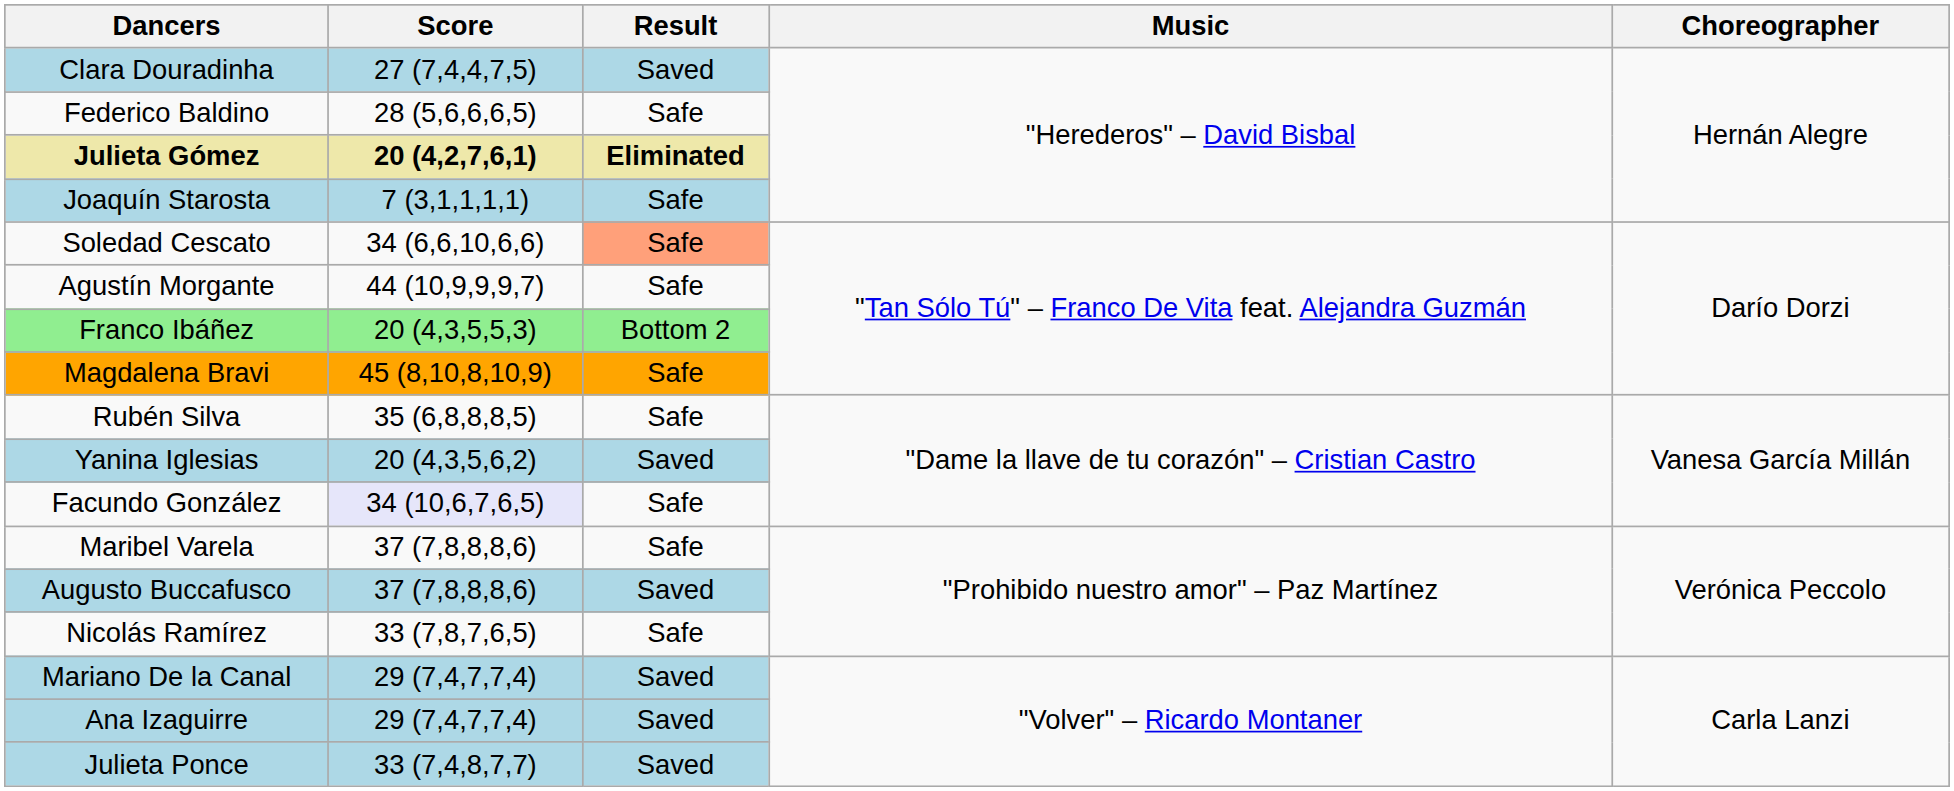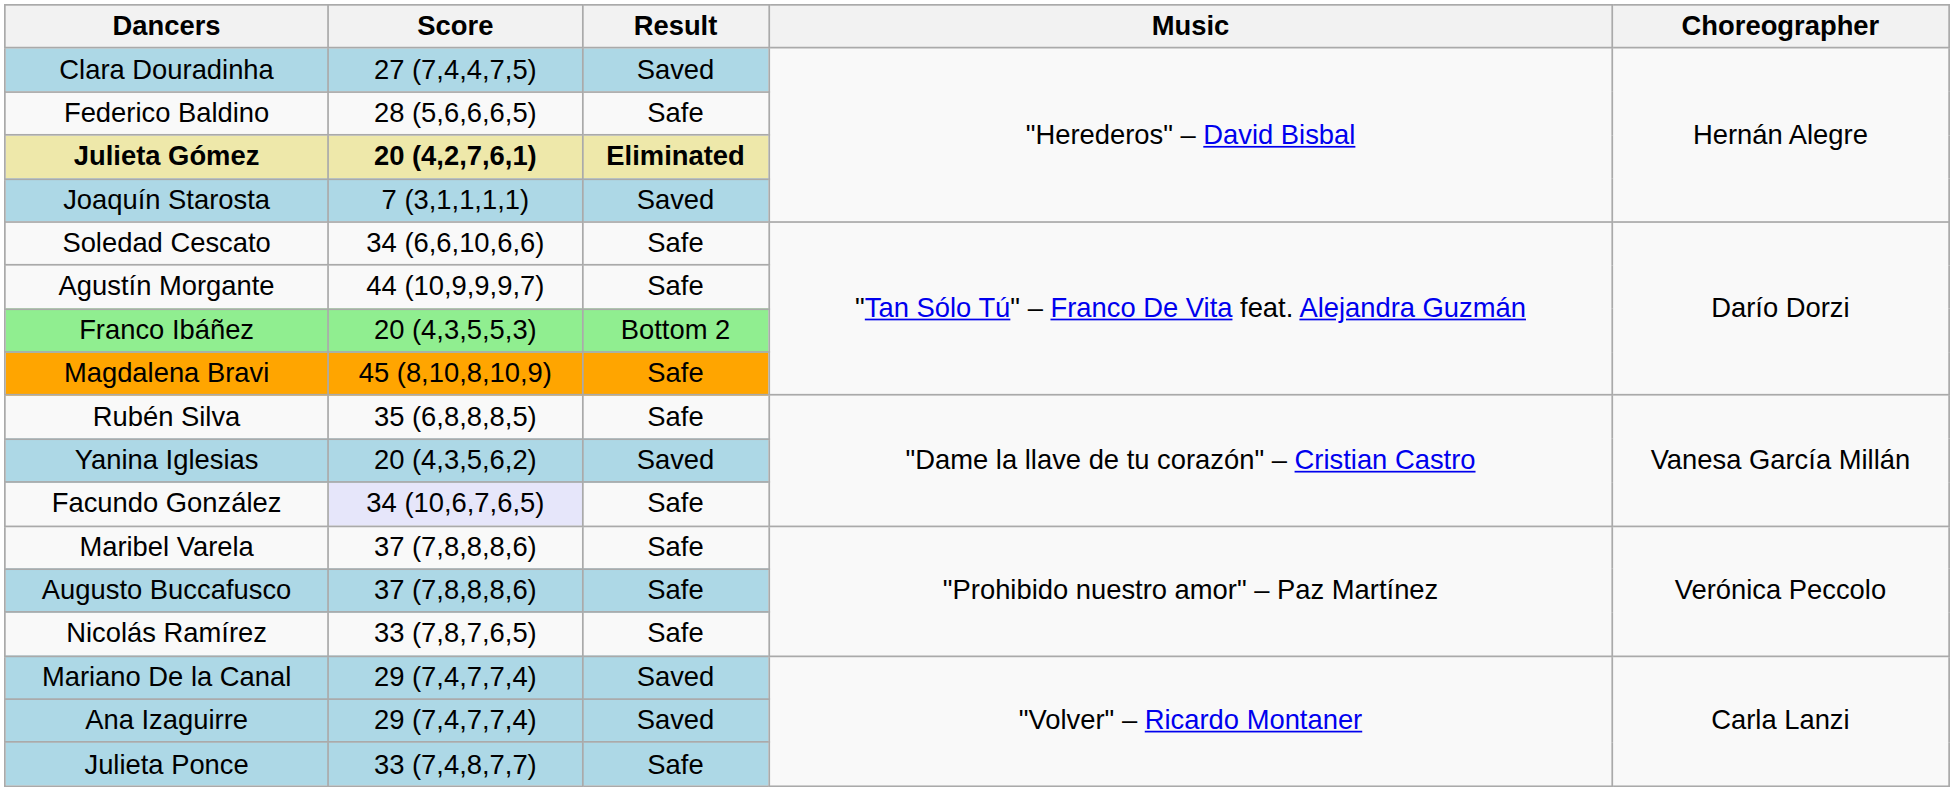(676, 199) Safe -> (676, 199) Saved
(676, 243) lightsalmon background -> (676, 243) no background
(676, 590) Saved -> (676, 590) Safe
(676, 763) Saved -> (676, 763) Safe
